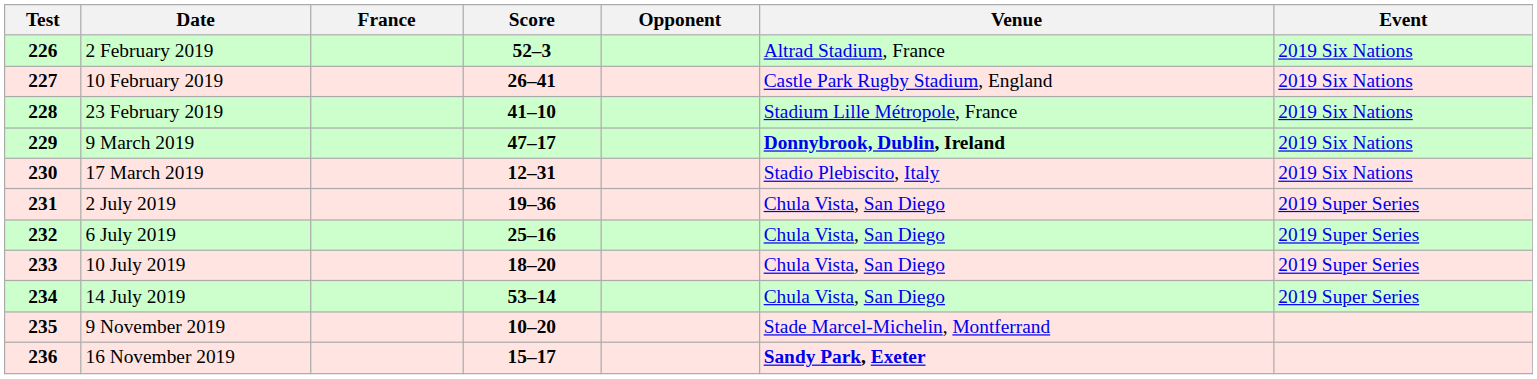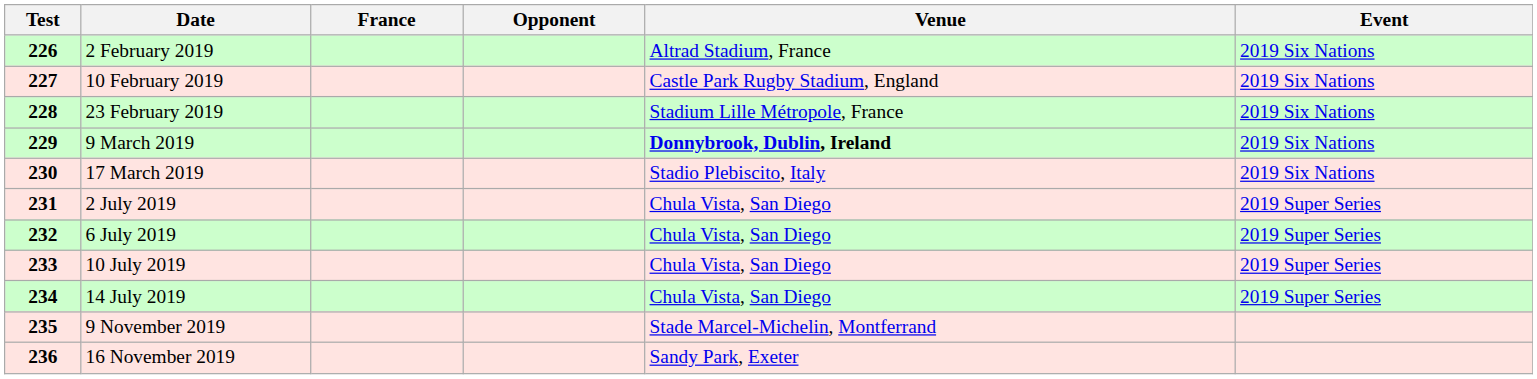- column: (532, 19)
(845, 357) bold -> (724, 357) normal
